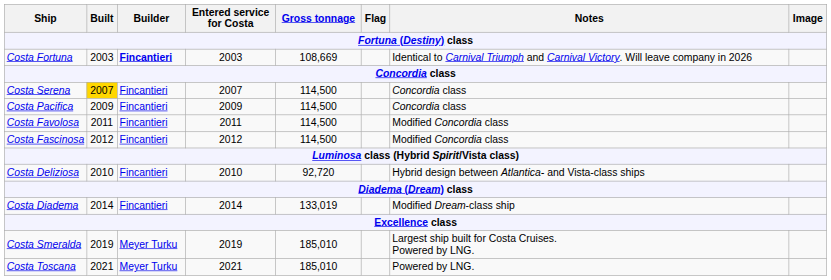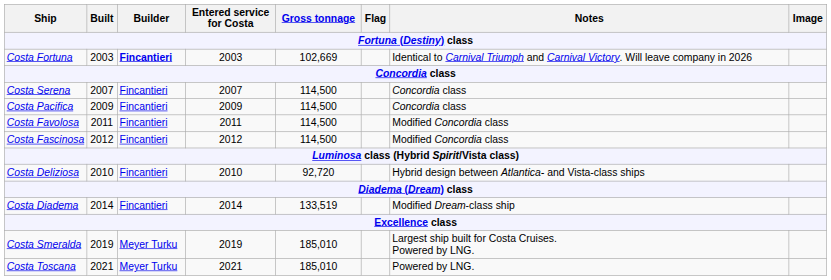(318, 57) 108,669 -> (318, 57) 102,669
(102, 90) gold background -> (102, 90) no background
(318, 205) 133,019 -> (318, 205) 133,519
